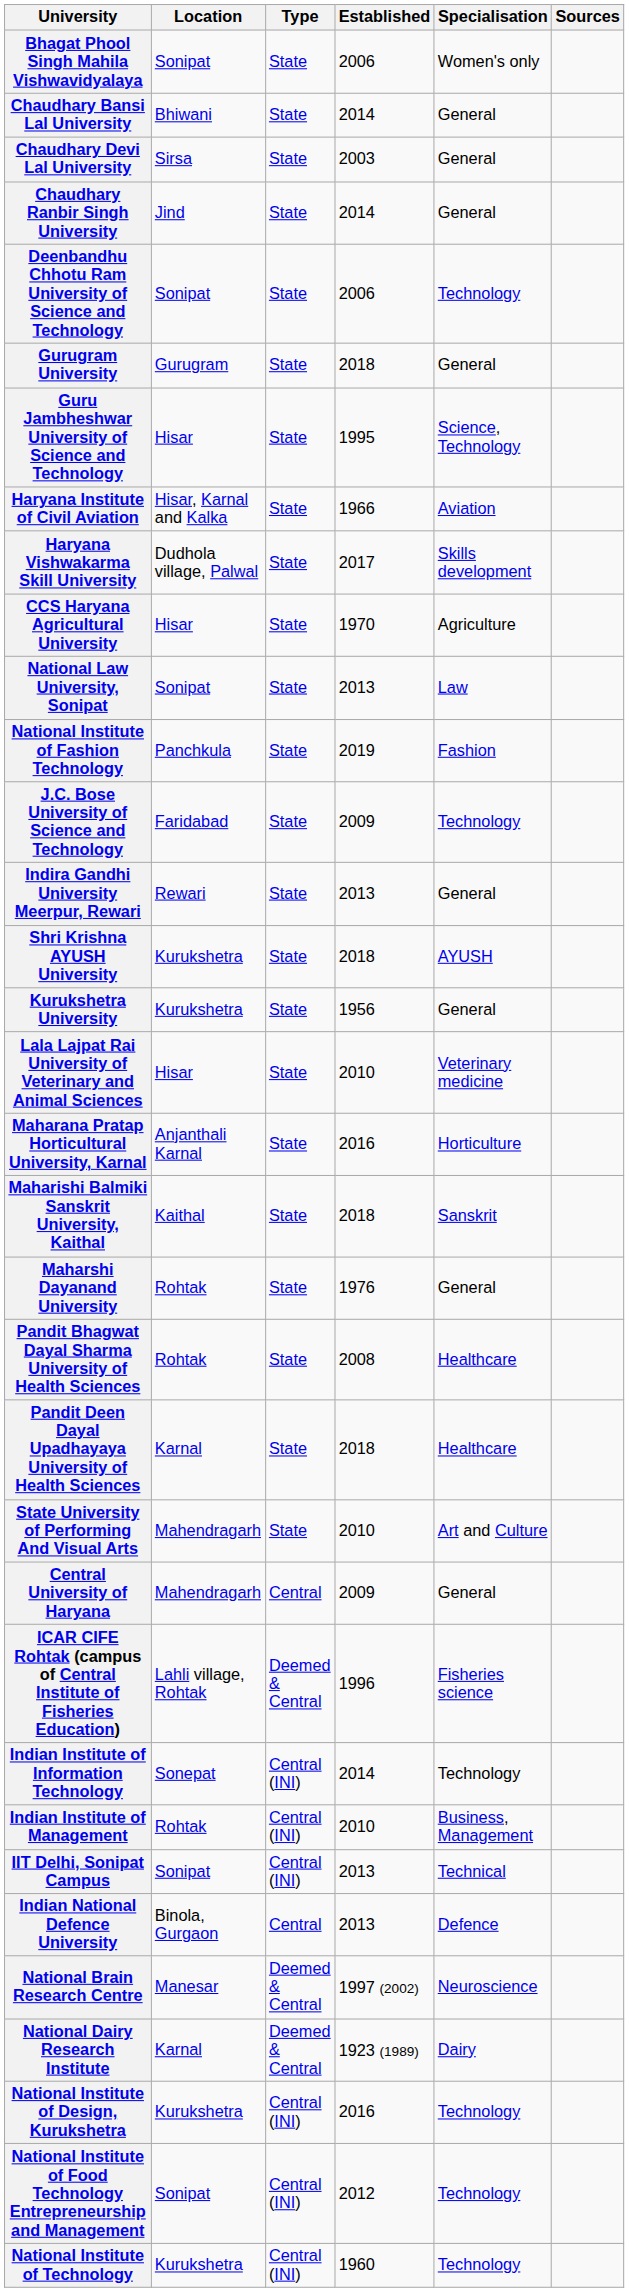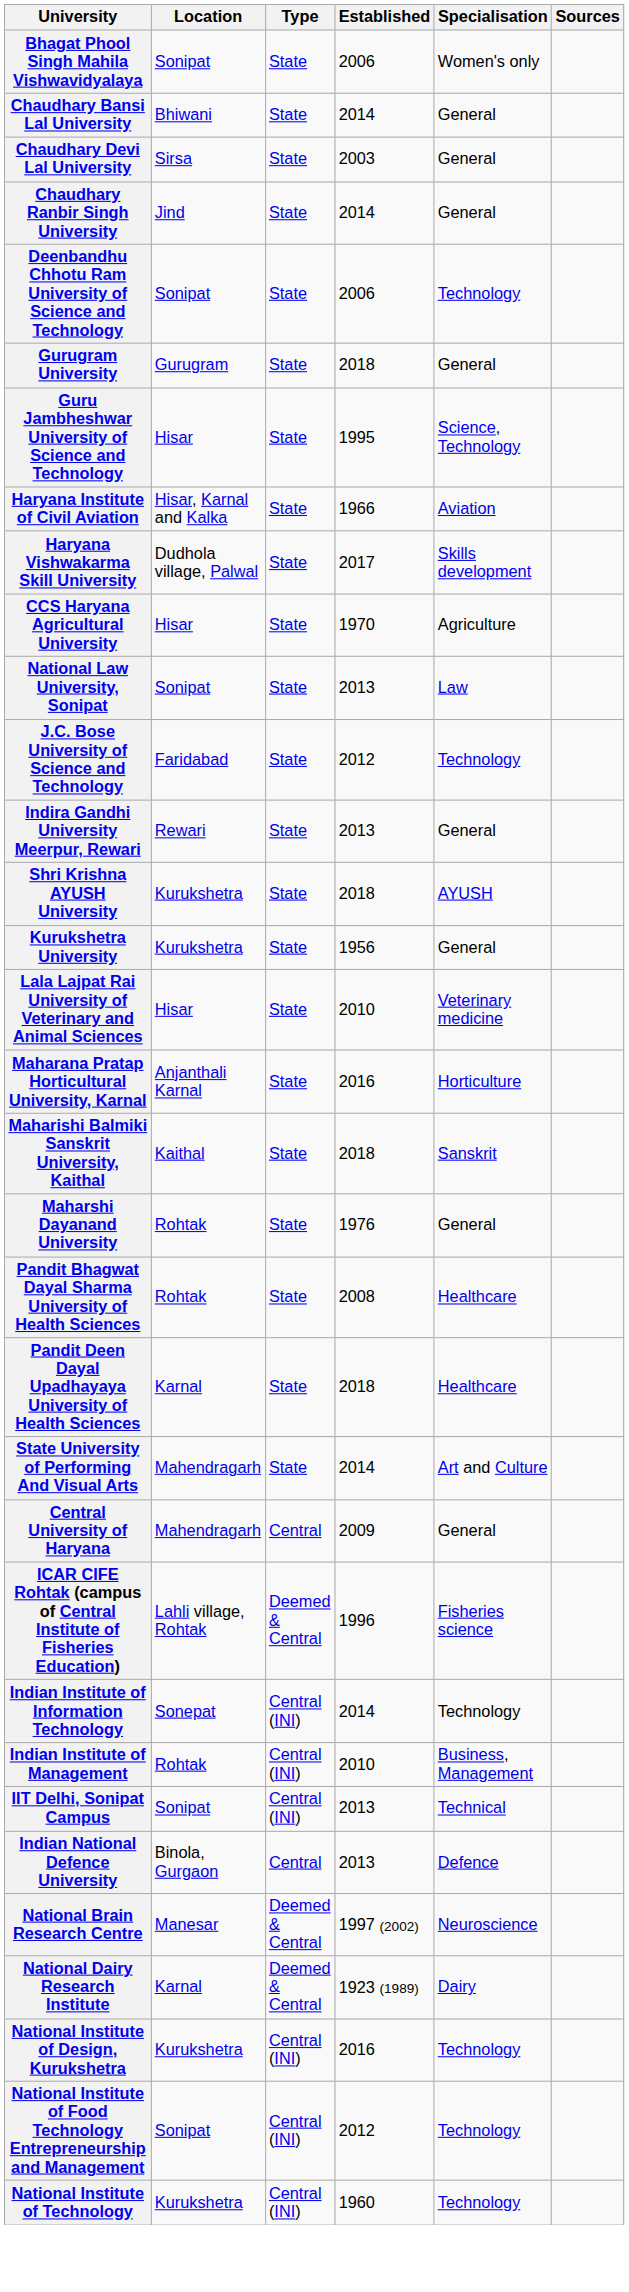- row: (78, 750)
(357, 822) 2009 -> (357, 759) 2012
(357, 1530) 2010 -> (357, 1468) 2014
